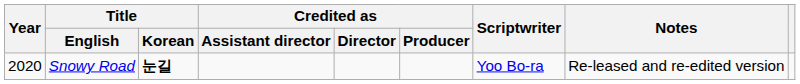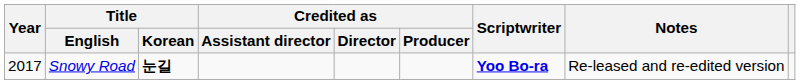(25, 66) 2020 -> (25, 66) 2017
(510, 66) normal -> (512, 66) bold
